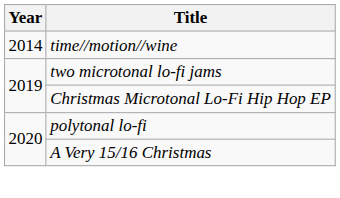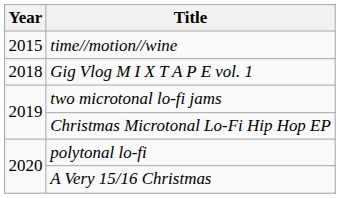(25, 44) 2014 -> (25, 44) 2015
+ row: (152, 71)
